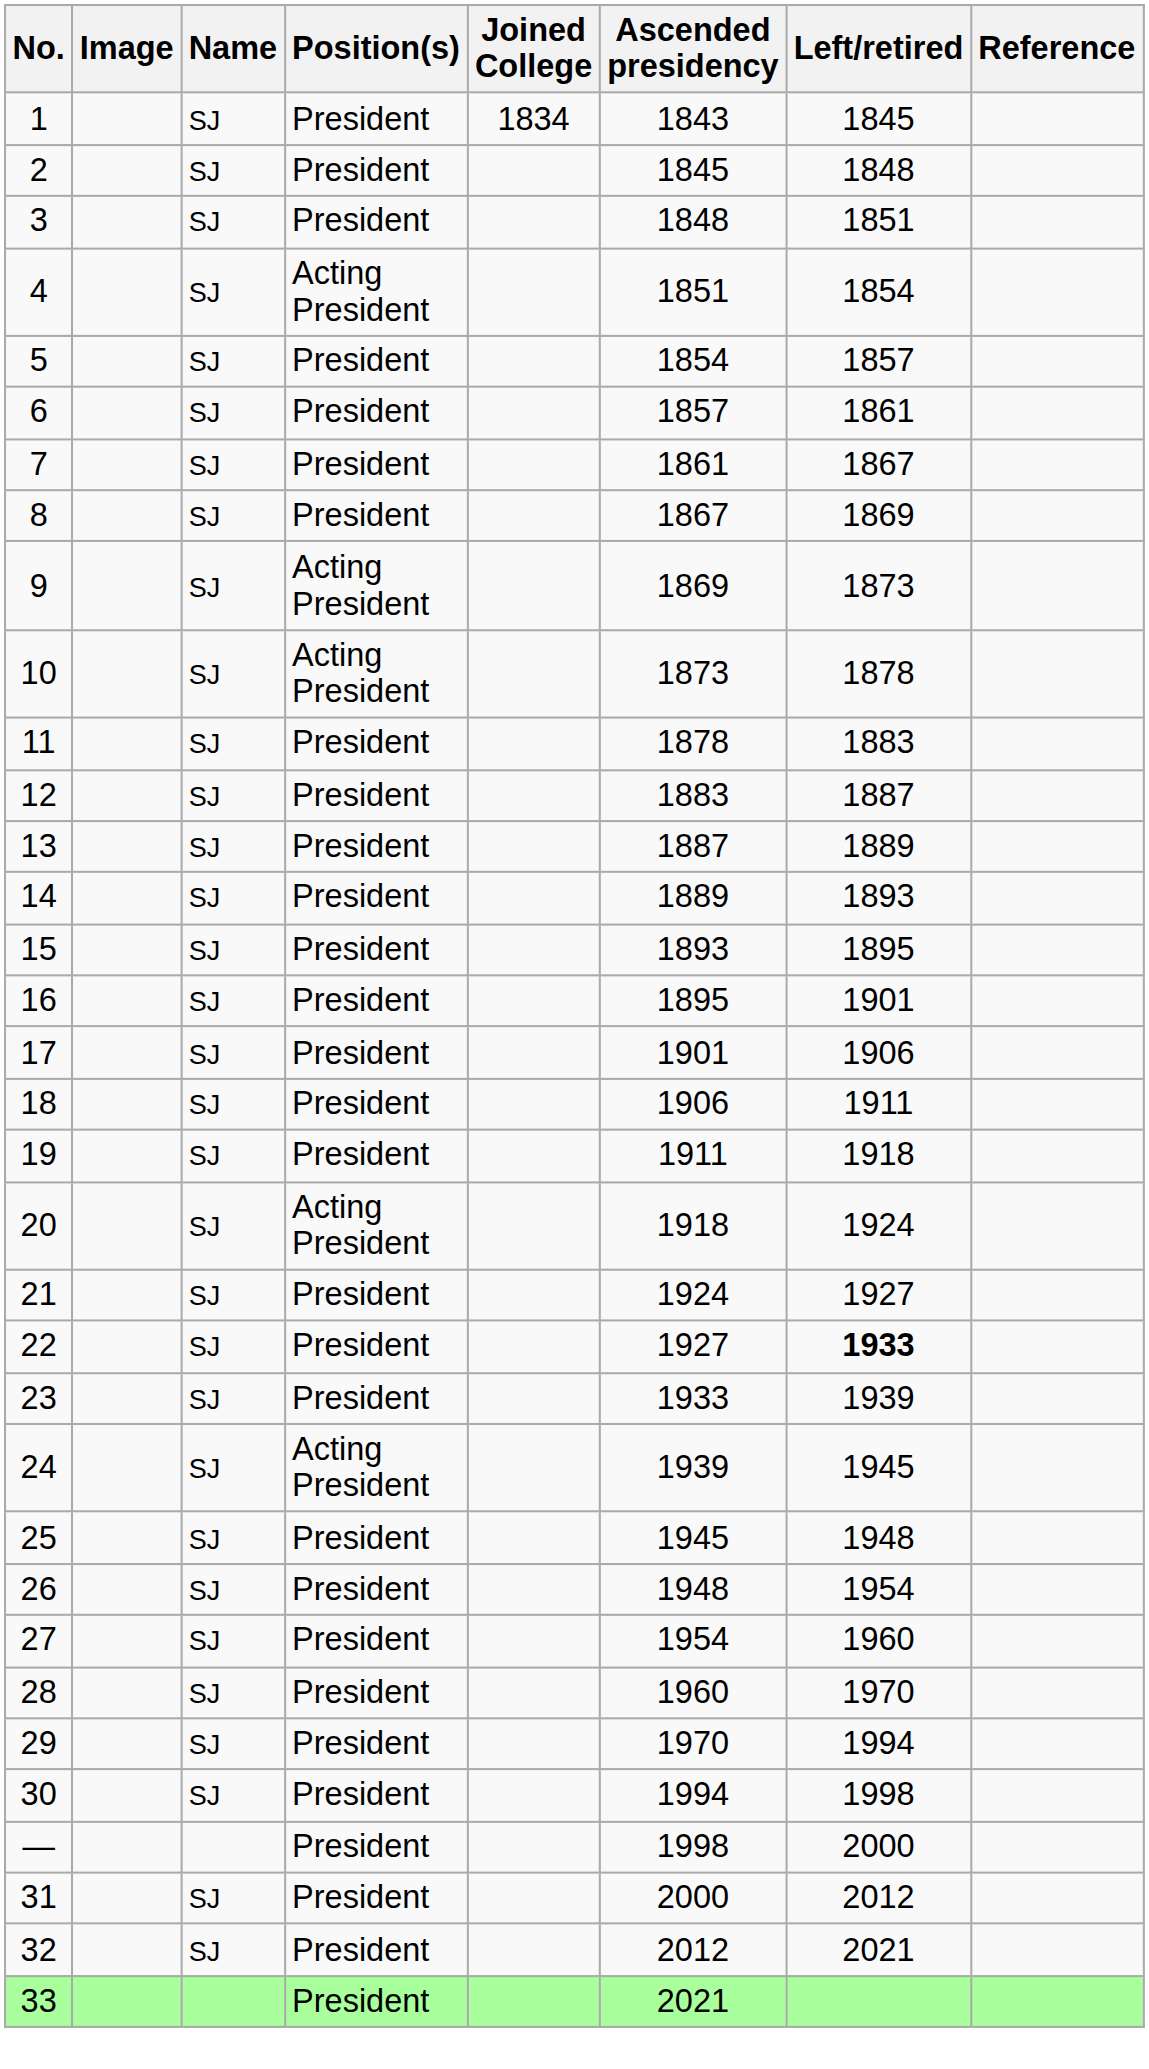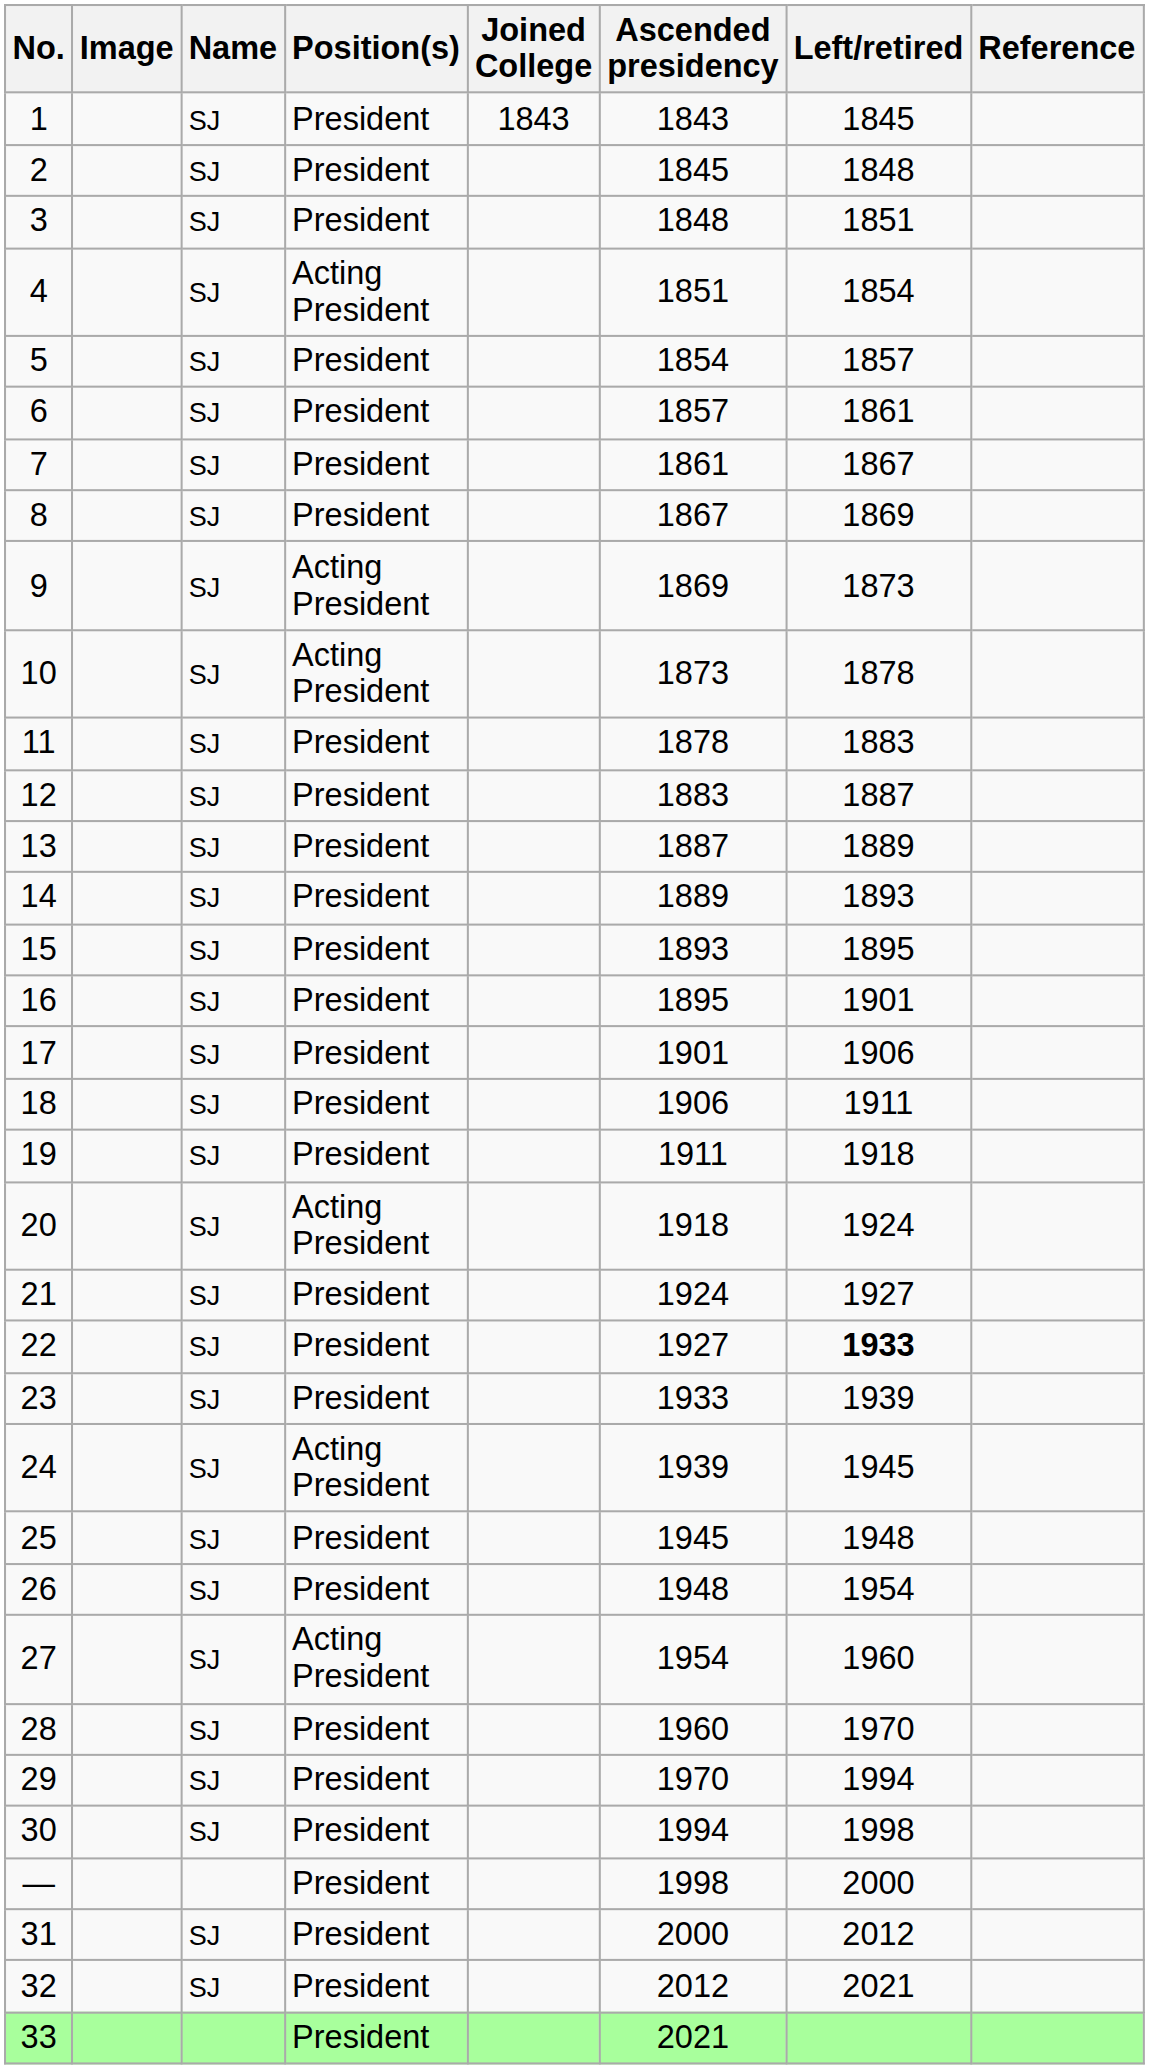(534, 118) 1834 -> (534, 118) 1843
(361, 1640) President -> (361, 1658) Acting President
